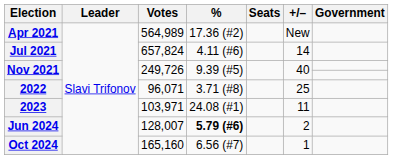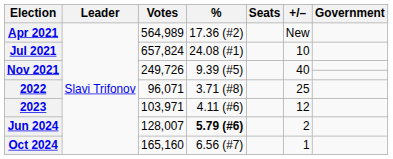(220, 51) 4.11 (#6) -> (216, 51) 24.08 (#1)
(303, 51) 14 -> (303, 51) 10
(216, 107) 24.08 (#1) -> (220, 107) 4.11 (#6)
(303, 107) 11 -> (303, 107) 12
